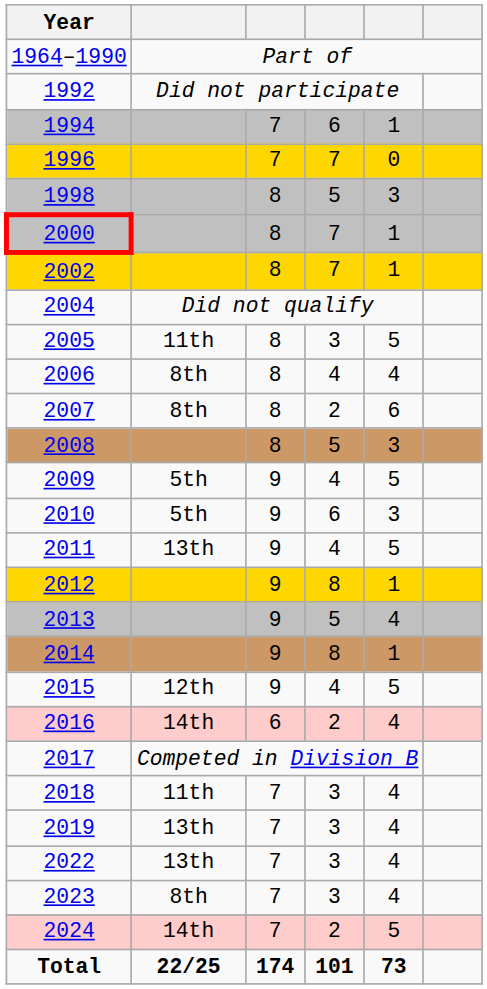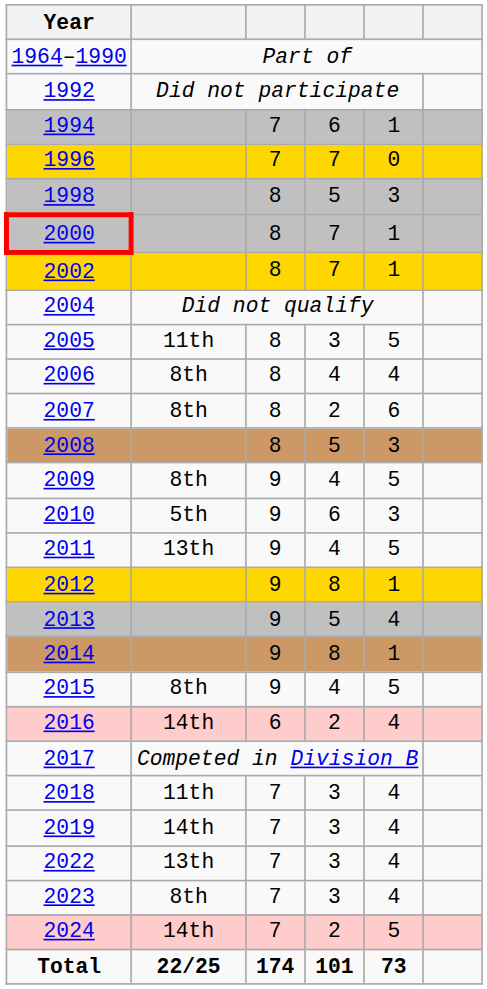(189, 480) 5th -> (189, 480) 8th
(189, 689) 12th -> (189, 689) 8th
(189, 828) 13th -> (189, 828) 14th
